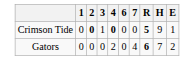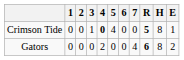+ column: (113, 13)
(92, 30) bold -> (81, 30) normal
(160, 30) 9 -> (160, 30) 8
(160, 47) 7 -> (160, 47) 8
